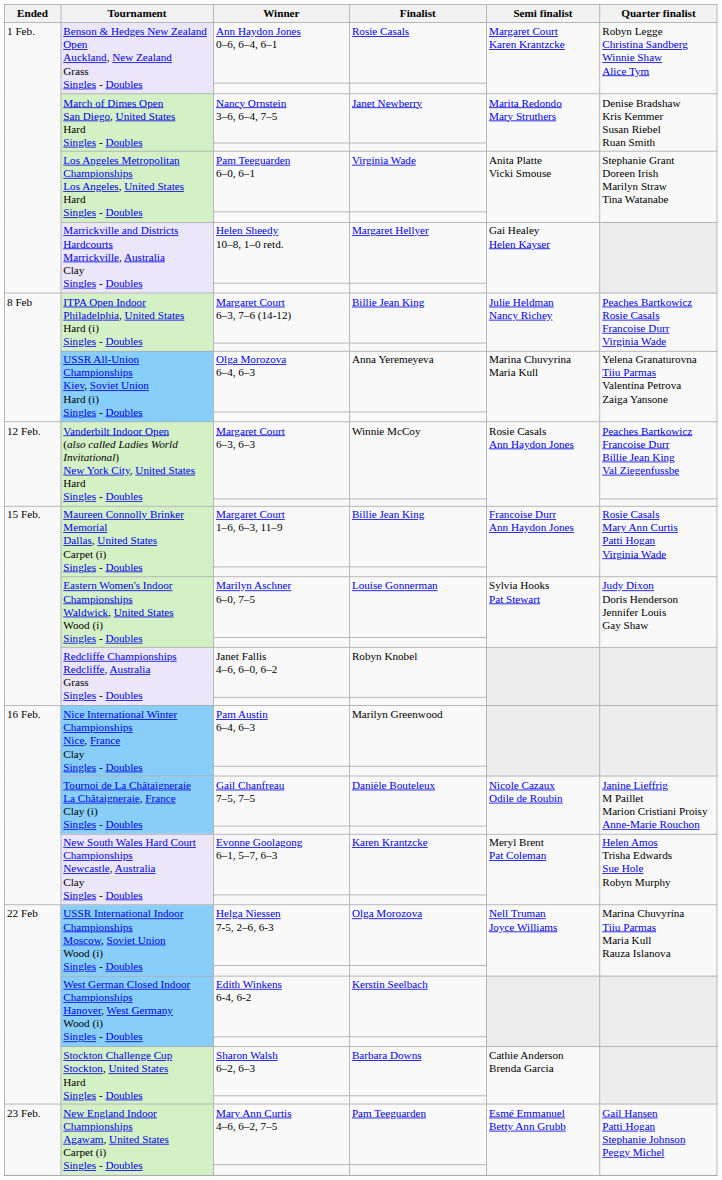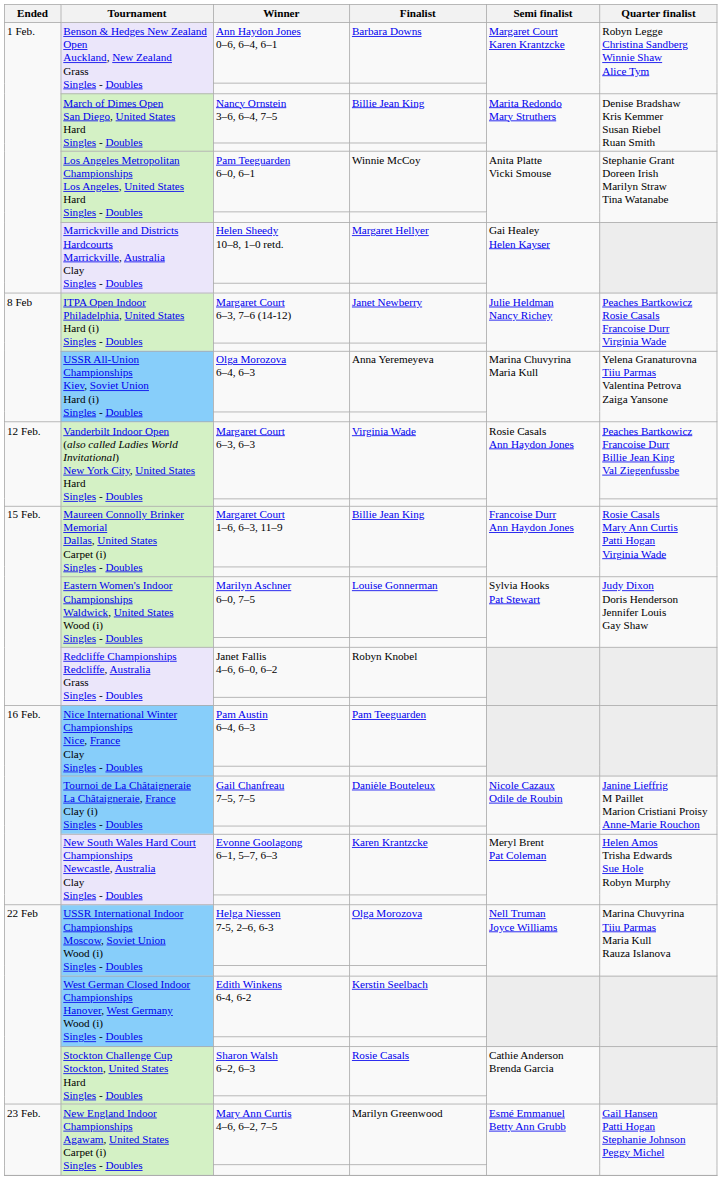(381, 31) Rosie Casals -> (387, 31) Barbara Downs
(387, 102) Janet Newberry -> (388, 102) Billie Jean King
(384, 160) Virginia Wade -> (386, 160) Winnie McCoy
(388, 302) Billie Jean King -> (387, 302) Janet Newberry
(386, 430) Winnie McCoy -> (384, 430) Virginia Wade
(397, 714) Marilyn Greenwood -> (389, 714) Pam Teeguarden
(387, 1055) Barbara Downs -> (381, 1055) Rosie Casals
(389, 1113) Pam Teeguarden -> (397, 1113) Marilyn Greenwood
